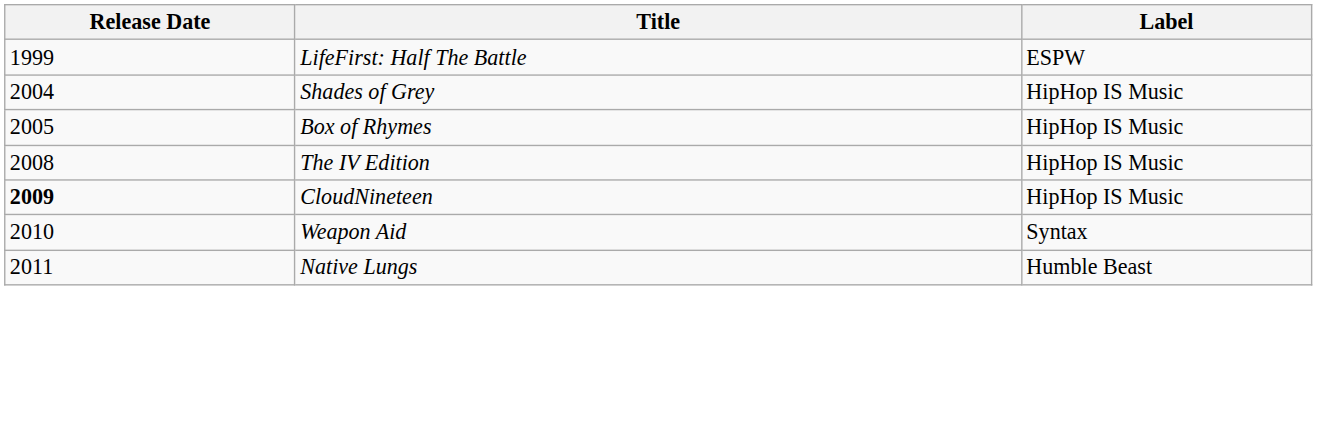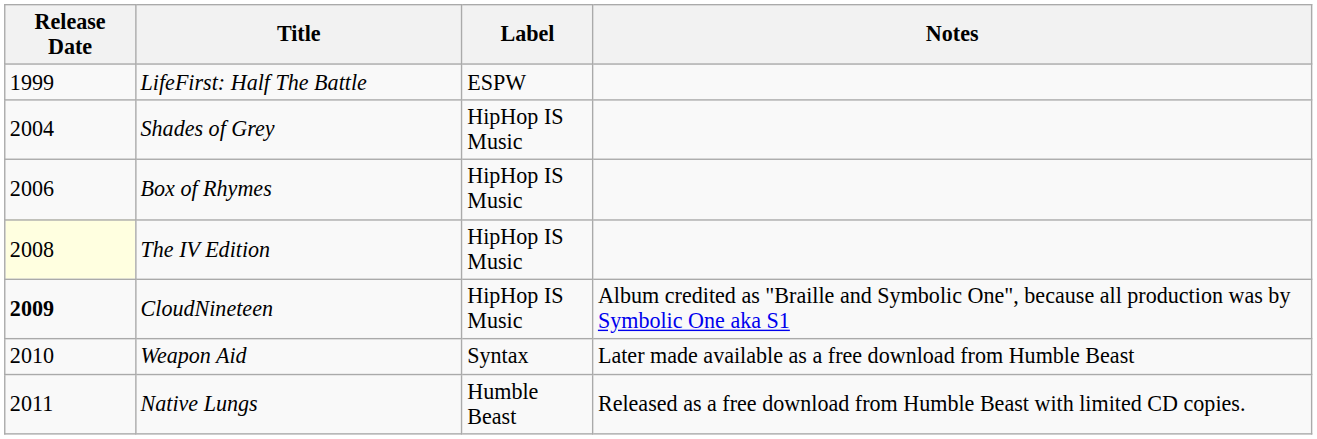+ column: (952, 34)
(32, 127) 2005 -> (32, 189) 2006
(32, 162) no background -> (32, 249) lightyellow background
